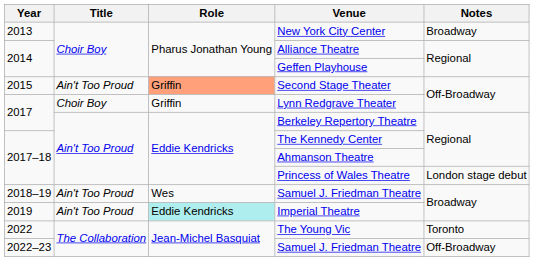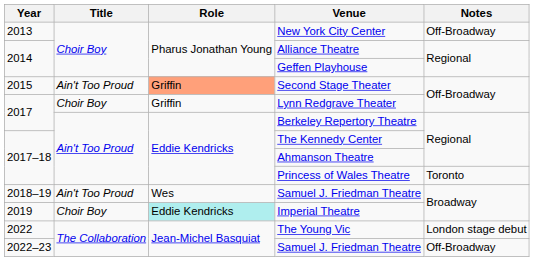(451, 31) Broadway -> (461, 31) Off-Broadway
(476, 175) London stage debut -> (445, 175) Toronto
(95, 211) Ain't Too Proud -> (81, 211) Choir Boy
(445, 229) Toronto -> (476, 229) London stage debut
